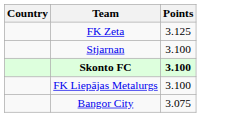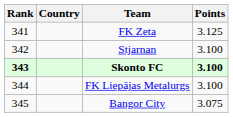+ column: (20, 13)
